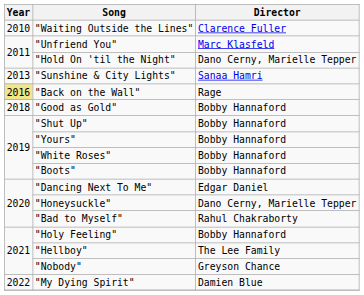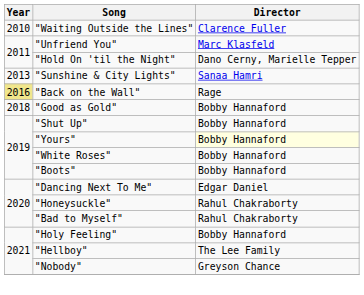(242, 139) no background -> (242, 139) lightyellow background
(277, 203) Dano Cerny, Marielle Tepper -> (248, 203) Rahul Chakraborty
- row: (85, 282)
